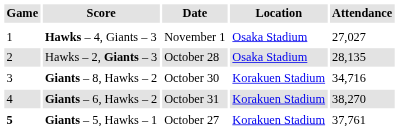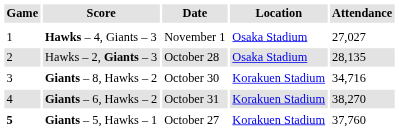(349, 119) 37,761 -> (349, 119) 37,760
